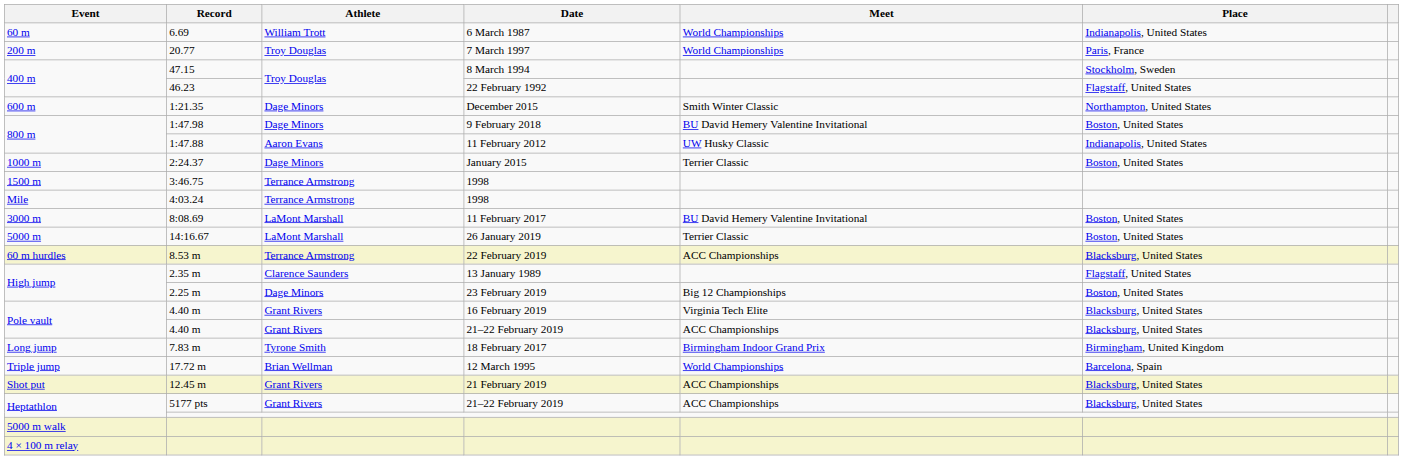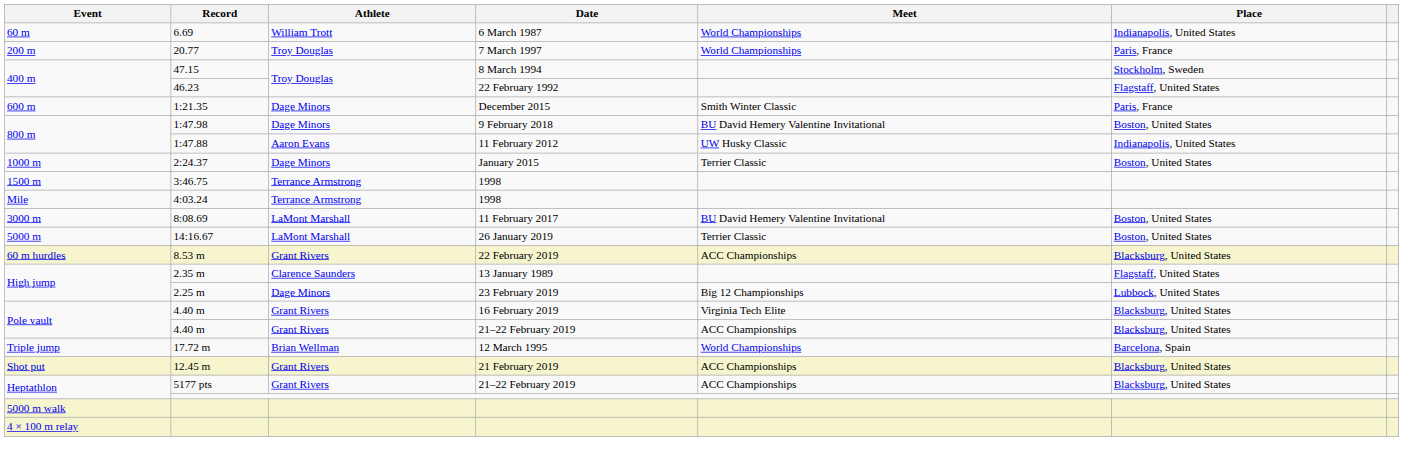(1148, 106) Northampton, United States -> (1143, 106) Paris, France
(309, 255) Terrance Armstrong -> (300, 255) Grant Rivers
(1134, 292) Boston, United States -> (1167, 292) Lubbock, United States
- row: (32, 347)
